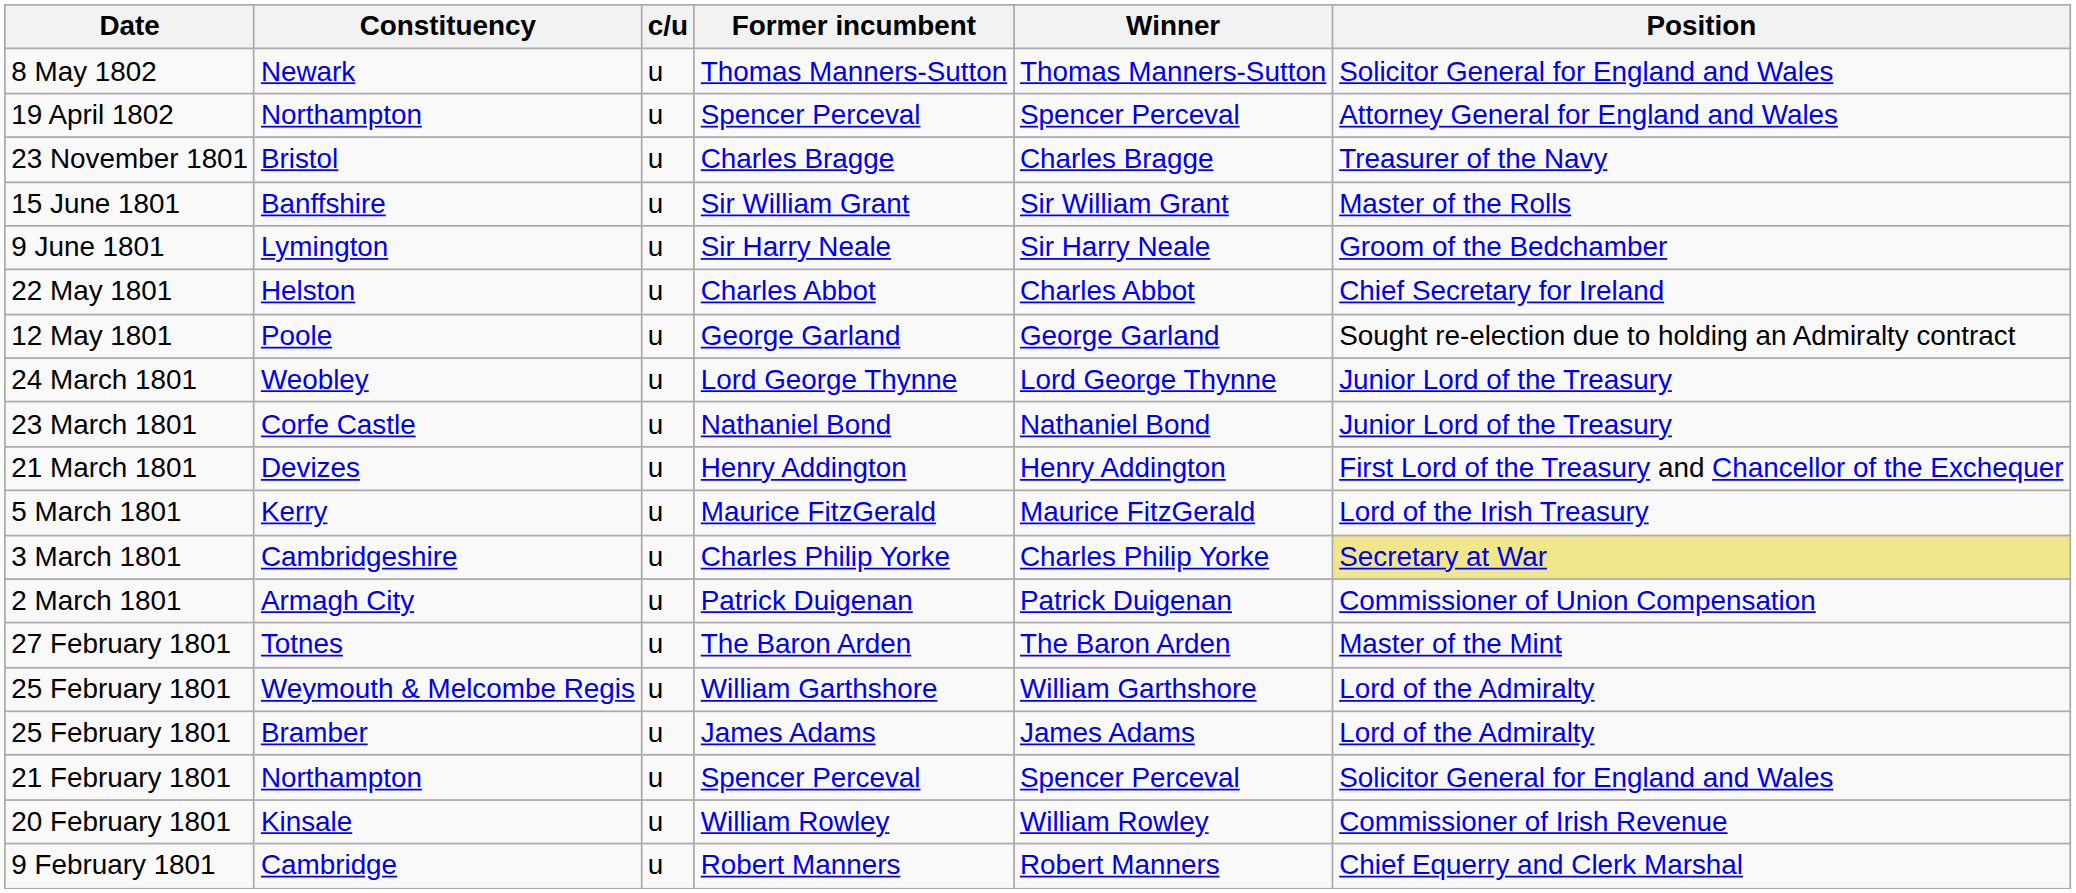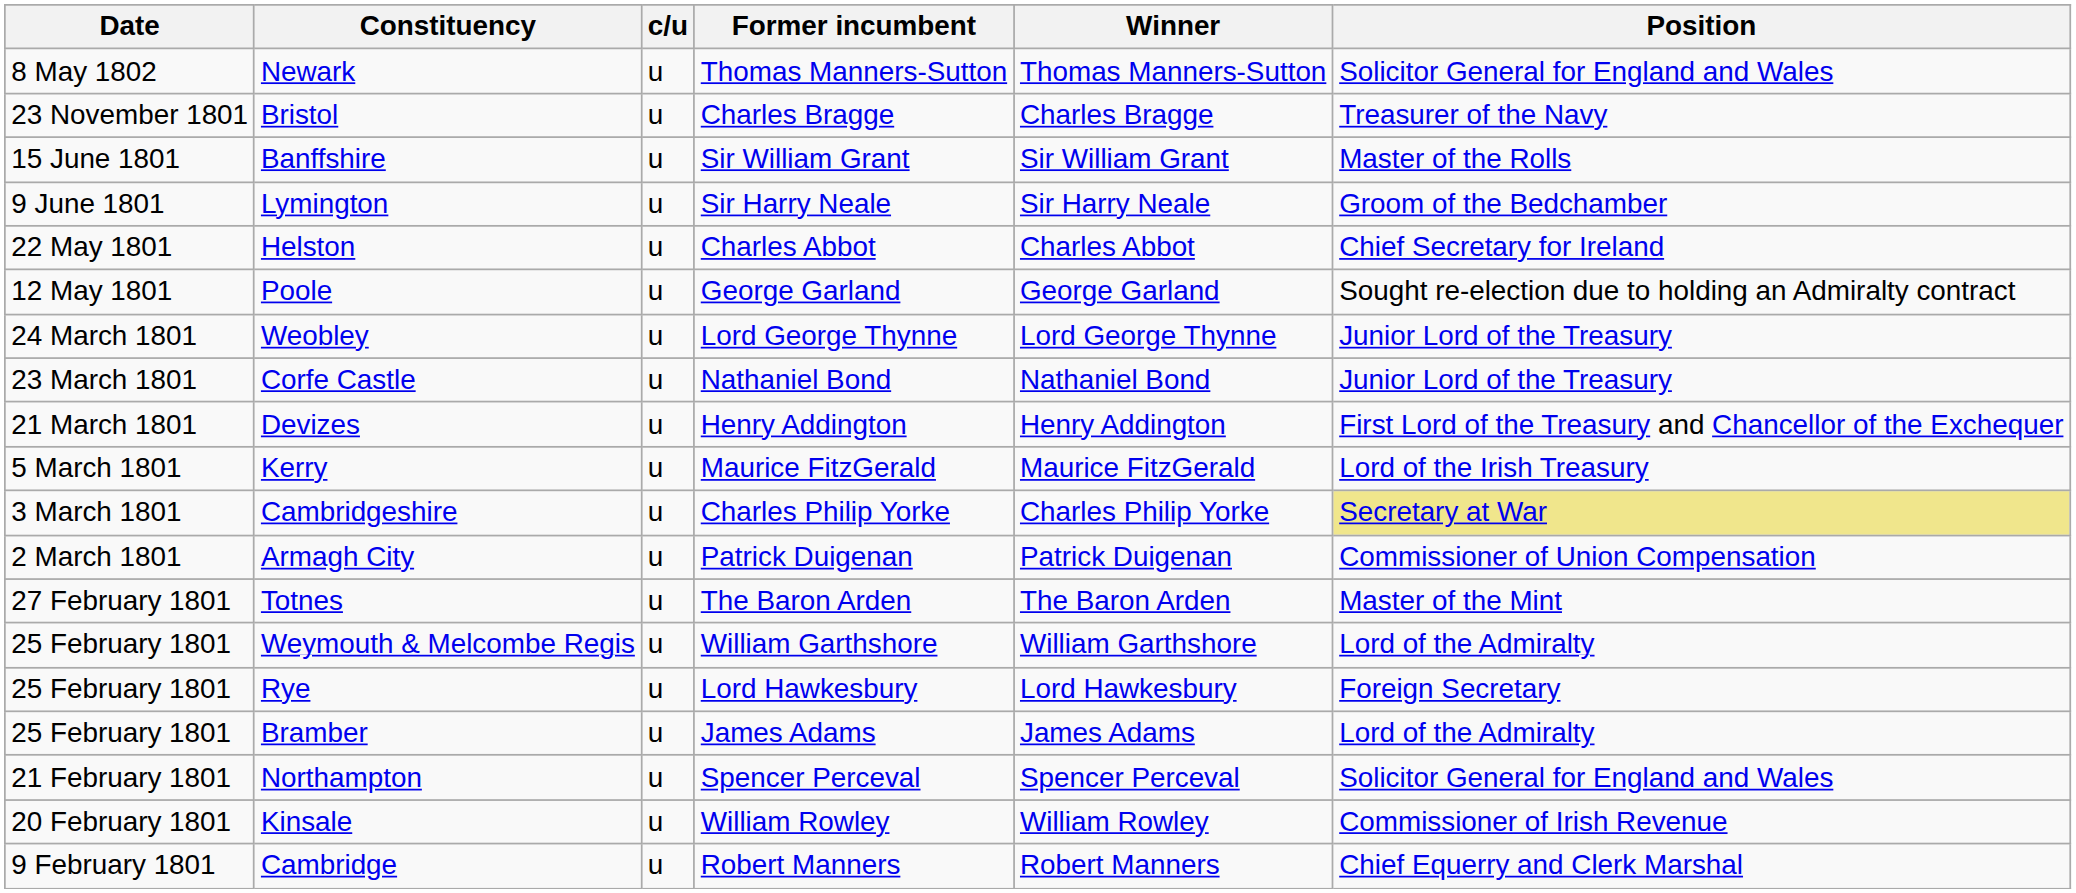- row: (93, 114)
+ row: (121, 688)
